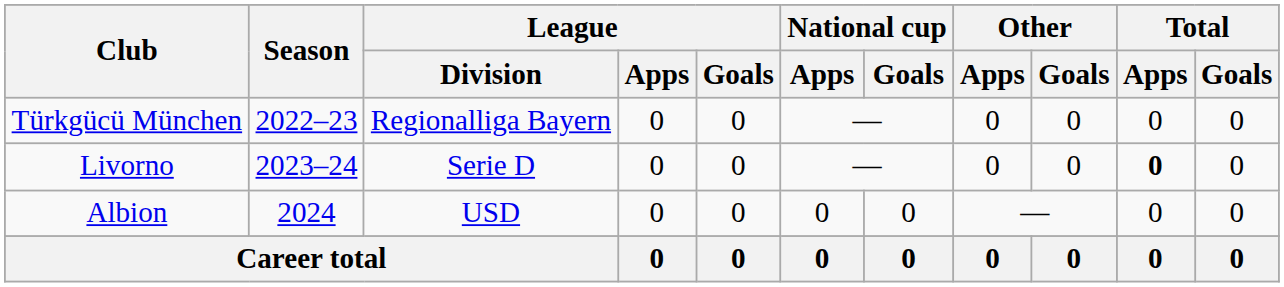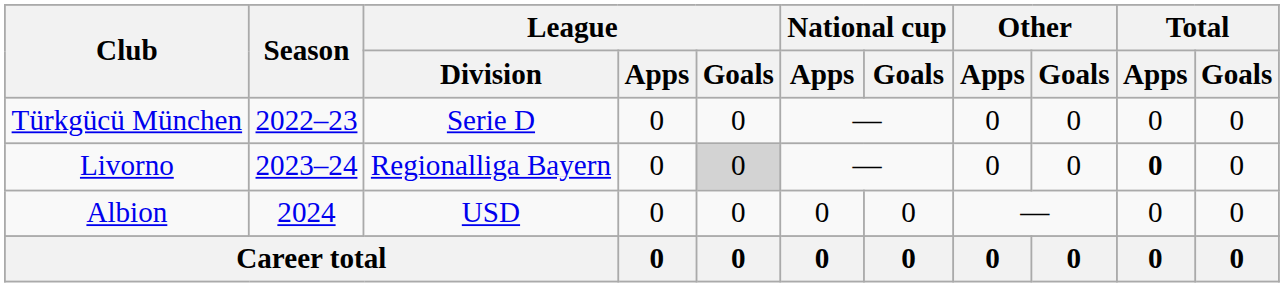(491, 119) Regionalliga Bayern -> (491, 119) Serie D
(491, 166) Serie D -> (491, 166) Regionalliga Bayern
(738, 166) no background -> (738, 166) lightgrey background
